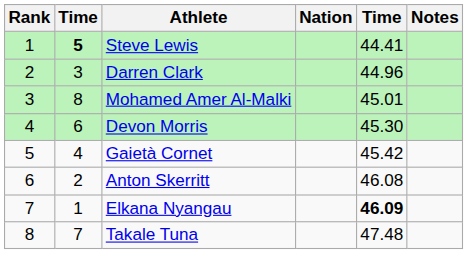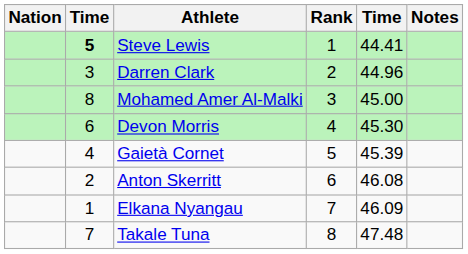columns swapped: (29, 18) <-> (326, 18)
(382, 99) 45.01 -> (382, 99) 45.00
(382, 153) 45.42 -> (382, 153) 45.39
(382, 208) bold -> (382, 208) normal
